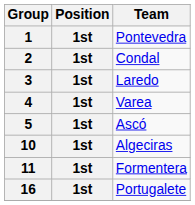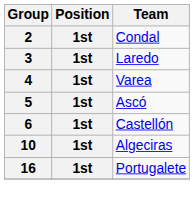- row: (28, 37)
+ row: (28, 124)
- row: (28, 168)
